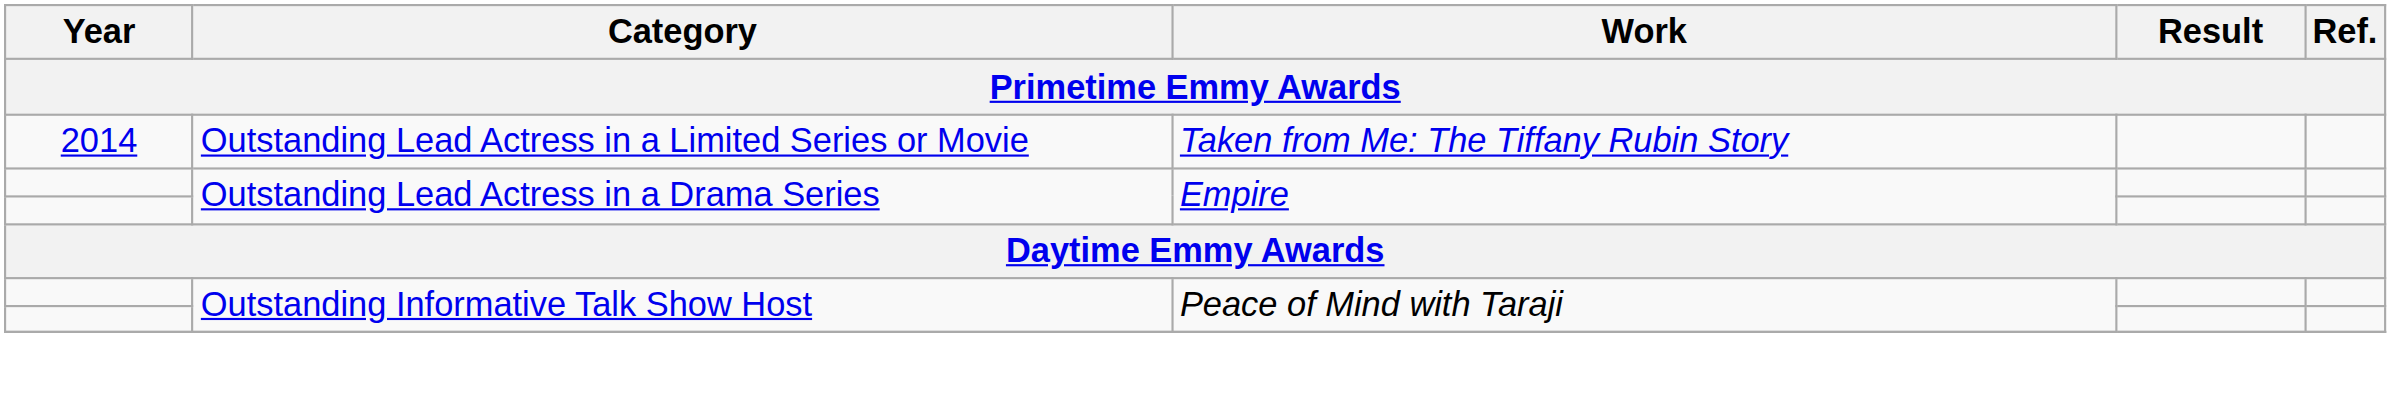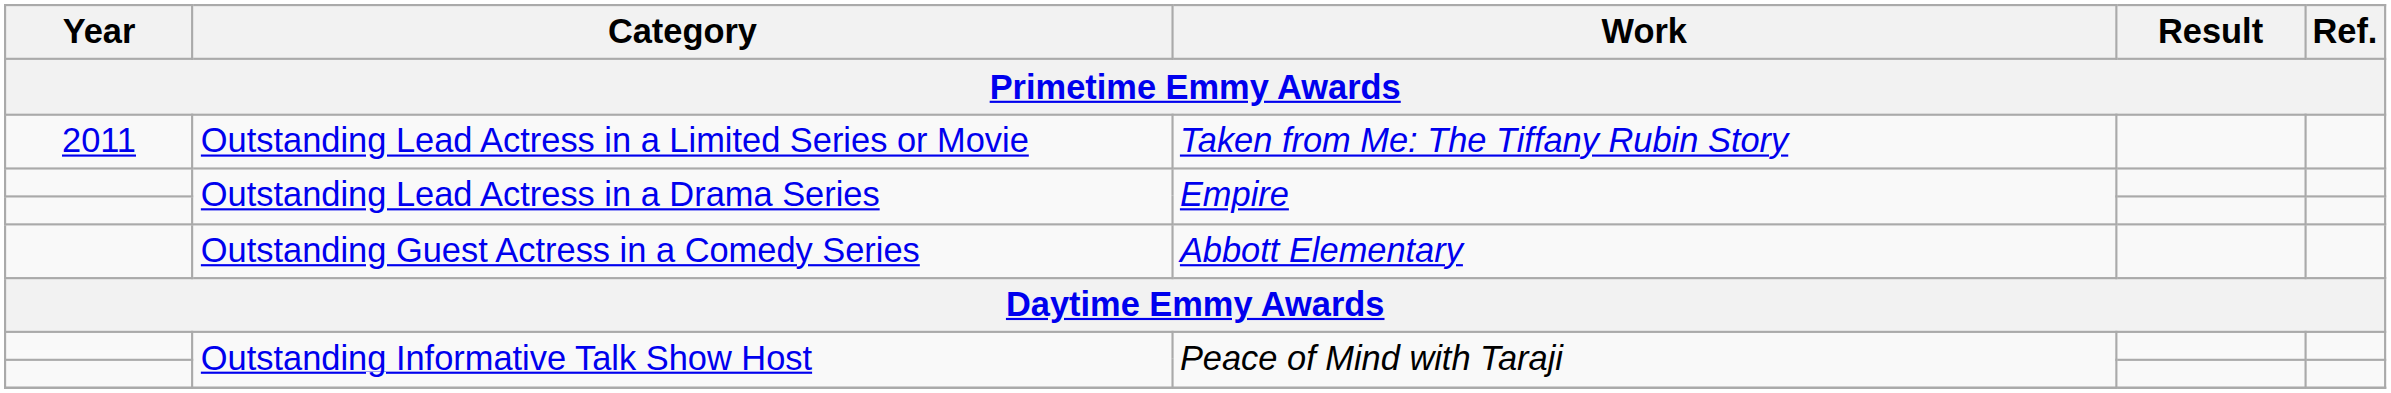(99, 140) 2014 -> (99, 140) 2011
+ row: (560, 250)
